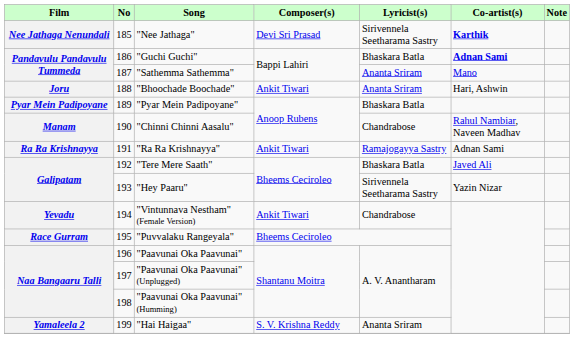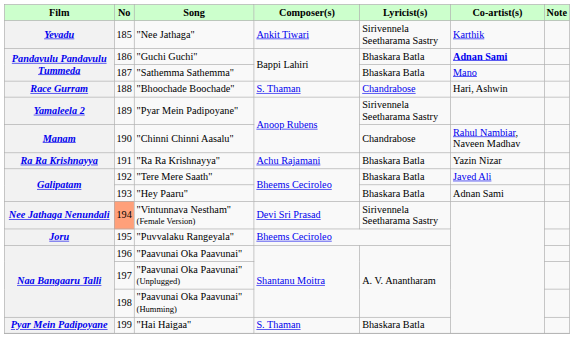(59, 34) Nee Jathaga Nenundali -> (59, 34) Yevadu
(288, 34) Devi Sri Prasad -> (283, 34) Ankit Tiwari
(471, 34) bold -> (469, 34) normal
(392, 72) Ananta Sriram -> (393, 72) Bhaskara Batla
(59, 89) Joru -> (59, 89) Race Gurram
(283, 89) Ankit Tiwari -> (278, 89) S. Thaman
(392, 89) Ananta Sriram -> (389, 89) Chandrabose
(59, 105) Pyar Mein Padipoyane -> (59, 111) Yamaleela 2
(393, 105) Bhaskara Batla -> (400, 111) Sirivennela Seetharama Sastry
(283, 149) Ankit Tiwari -> (288, 160) Achu Rajamani
(404, 149) Ramajogayya Sastry -> (393, 160) Bhaskara Batla
(479, 149) Adnan Sami -> (477, 160) Yazin Nizar
(400, 187) Sirivennela Seetharama Sastry -> (393, 193) Bhaskara Batla
(477, 187) Yazin Nizar -> (478, 193) Adnan Sami
(59, 215) Yevadu -> (59, 215) Nee Jathaga Nenundali
(124, 215) no background -> (124, 215) lightsalmon background
(283, 215) Ankit Tiwari -> (289, 215) Devi Sri Prasad
(389, 215) Chandrabose -> (400, 215) Sirivennela Seetharama Sastry
(59, 237) Race Gurram -> (59, 237) Joru
(59, 325) Yamaleela 2 -> (59, 325) Pyar Mein Padipoyane
(298, 325) S. V. Krishna Reddy -> (278, 325) S. Thaman
(392, 325) Ananta Sriram -> (393, 325) Bhaskara Batla
